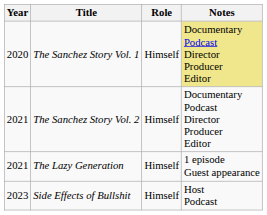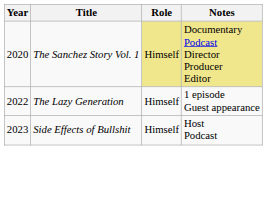(162, 54) no background -> (162, 54) khaki background
- row: (86, 119)
(18, 166) 2021 -> (18, 101) 2022
